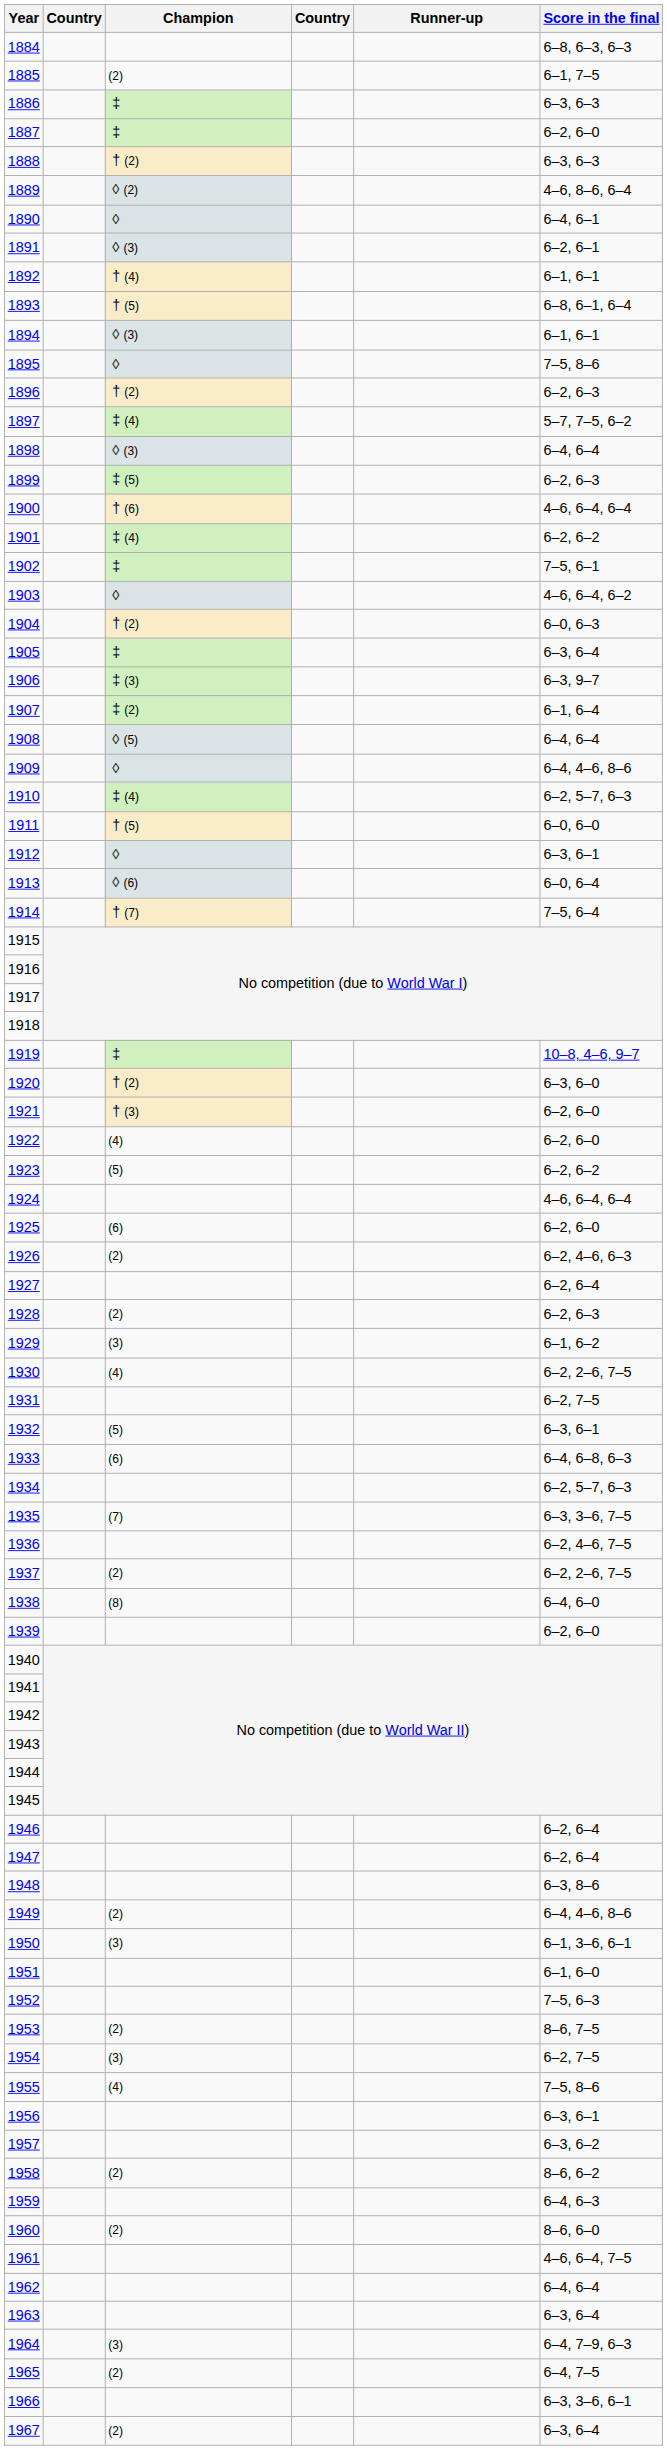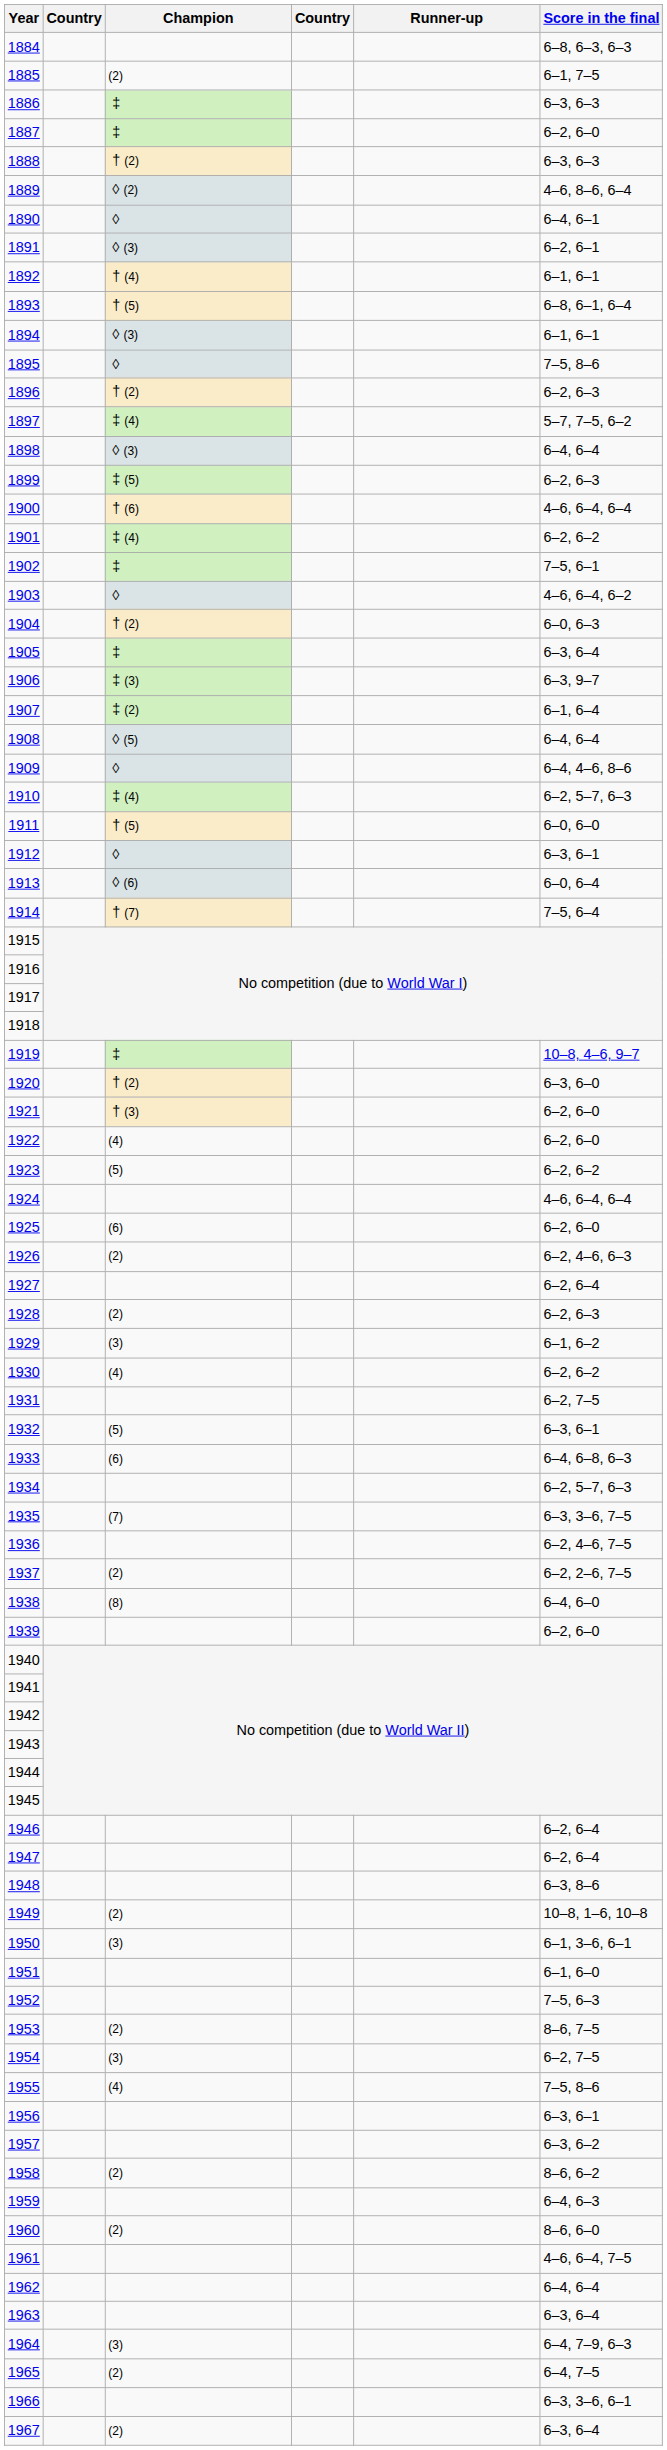(587, 1372) 6–2, 2–6, 7–5 -> (571, 1372) 6–2, 6–2
(587, 1914) 6–4, 4–6, 8–6 -> (595, 1914) 10–8, 1–6, 10–8
